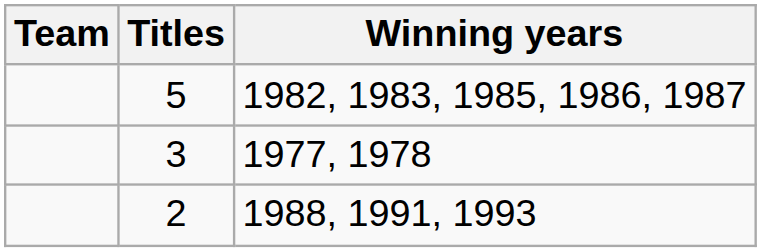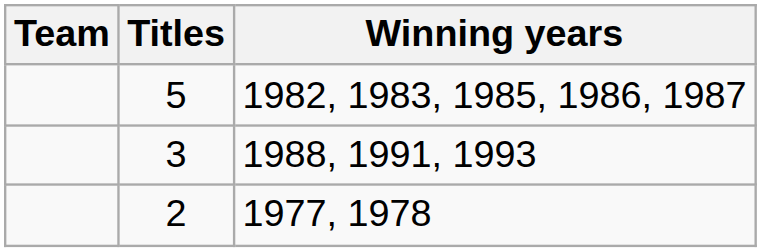(337, 154) 1977, 1978 -> (389, 154) 1988, 1991, 1993
(389, 214) 1988, 1991, 1993 -> (337, 214) 1977, 1978
